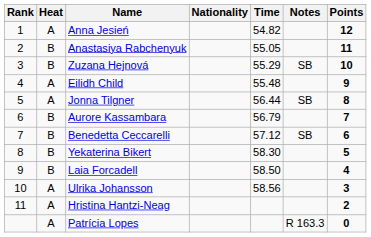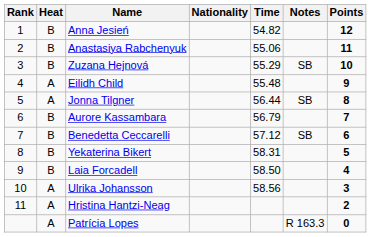(51, 30) A -> (51, 30) B
(267, 48) 55.05 -> (267, 48) 55.06
(267, 153) 58.30 -> (267, 153) 58.31
